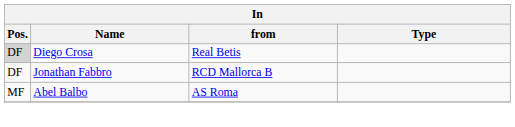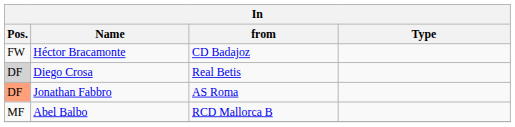+ row: (79, 53)
(15, 73) no background -> (15, 92) lightsalmon background
(232, 73) RCD Mallorca B -> (215, 92) AS Roma
(215, 92) AS Roma -> (232, 112) RCD Mallorca B
